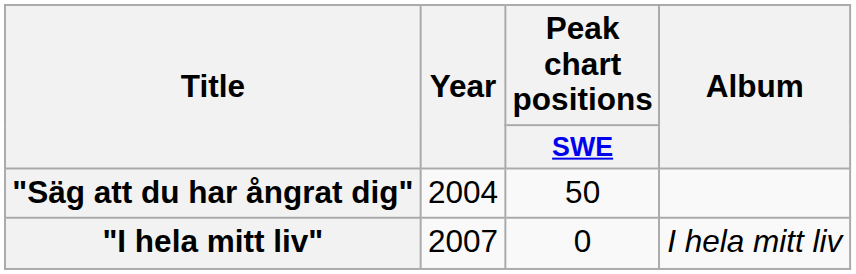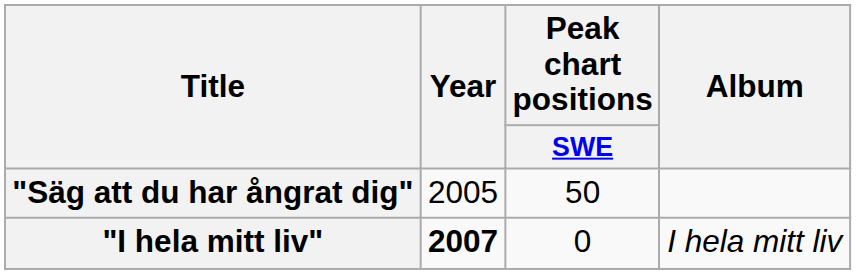(463, 192) 2004 -> (463, 192) 2005
(463, 242) normal -> (463, 242) bold
